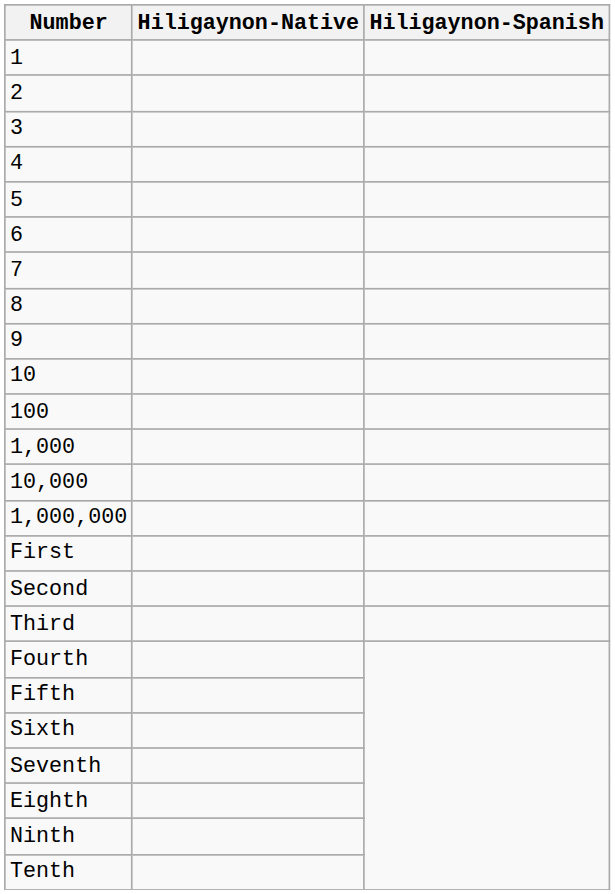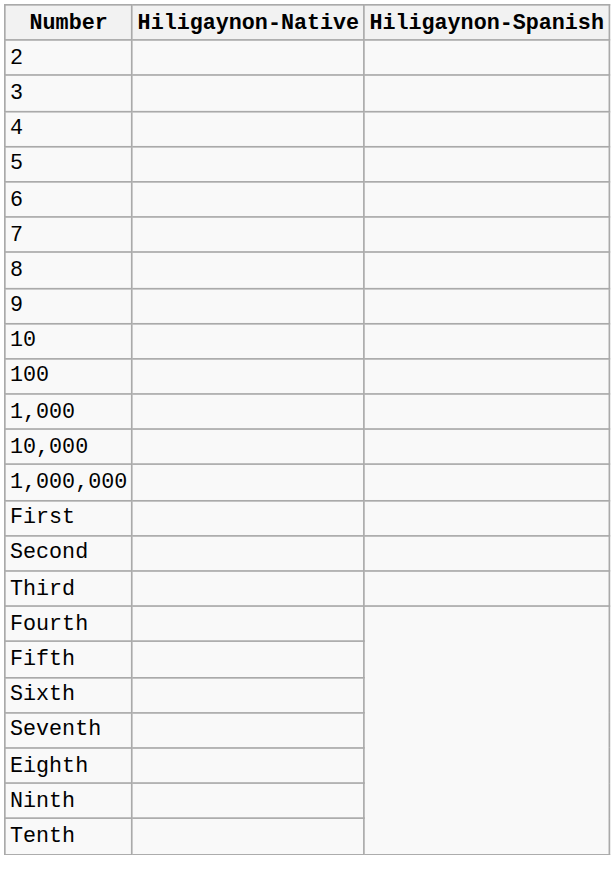- row: (17, 58)
